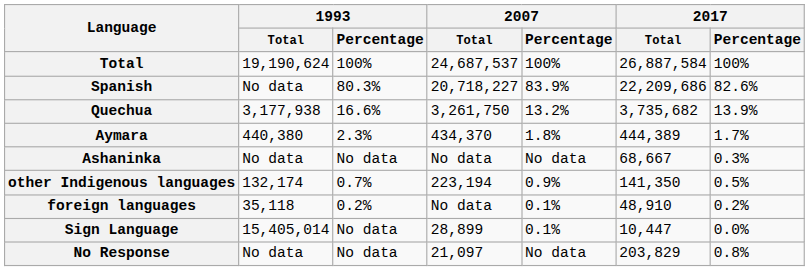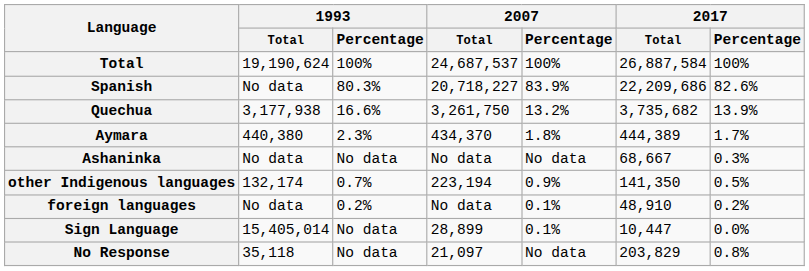(268, 206) 35,118 -> (273, 206) No data
(273, 254) No data -> (268, 254) 35,118
